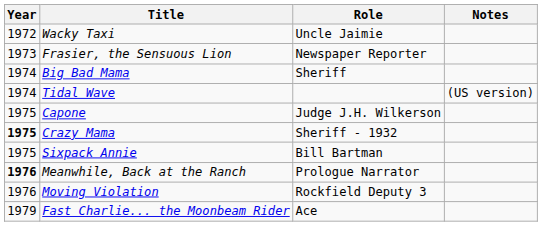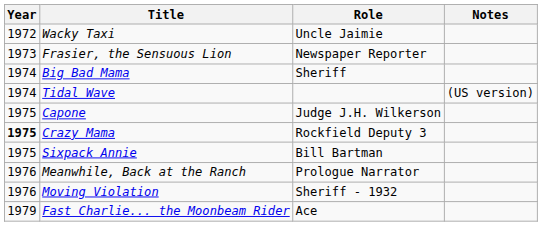(346, 133) Sheriff - 1932 -> (361, 133) Rockfield Deputy 3
(22, 172) bold -> (22, 172) normal
(361, 192) Rockfield Deputy 3 -> (346, 192) Sheriff - 1932
